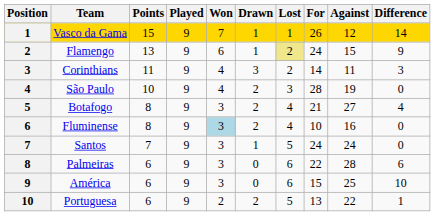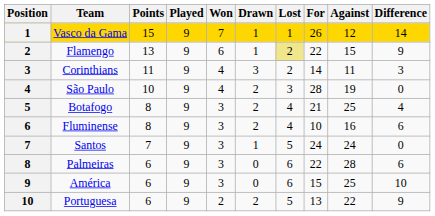(316, 51) 24 -> (316, 51) 22
(350, 107) 27 -> (350, 107) 25
(221, 126) lightblue background -> (221, 126) no background
(401, 126) 0 -> (401, 126) 6
(401, 201) 1 -> (401, 201) 9
